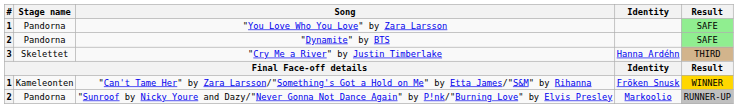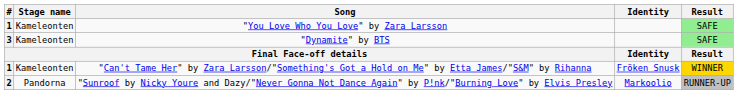(45, 26) Pandorna -> (45, 26) Kameleonten
(9, 40) 2 -> (9, 40) 3
(45, 40) Pandorna -> (45, 40) Kameleonten
- row: (345, 54)
